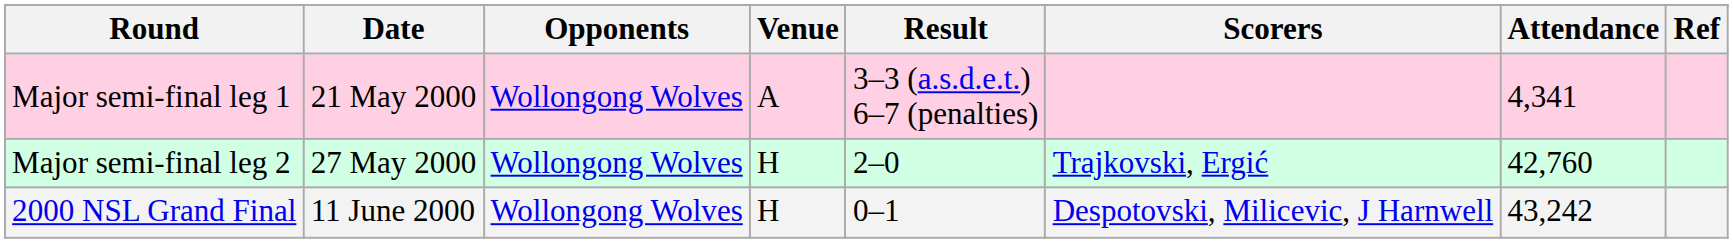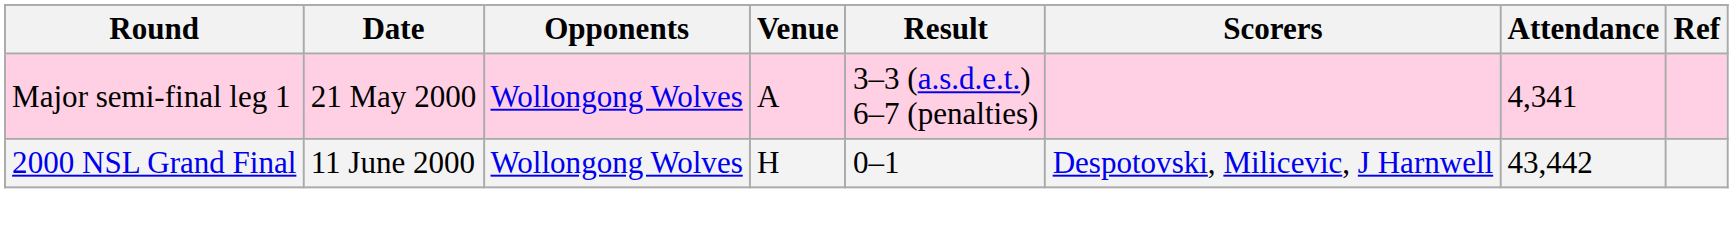- row: (151, 162)
(1550, 211) 43,242 -> (1550, 162) 43,442
